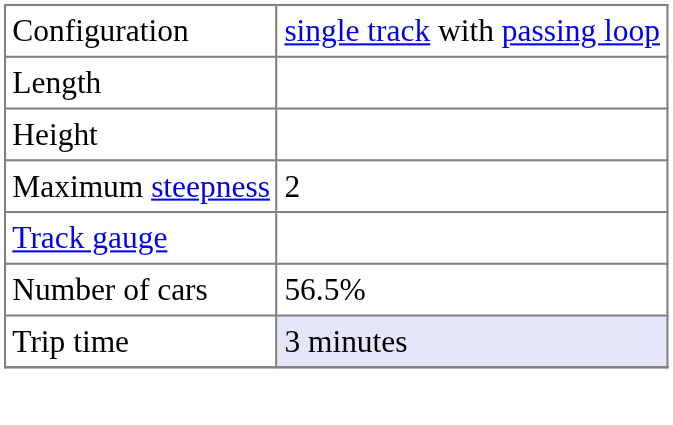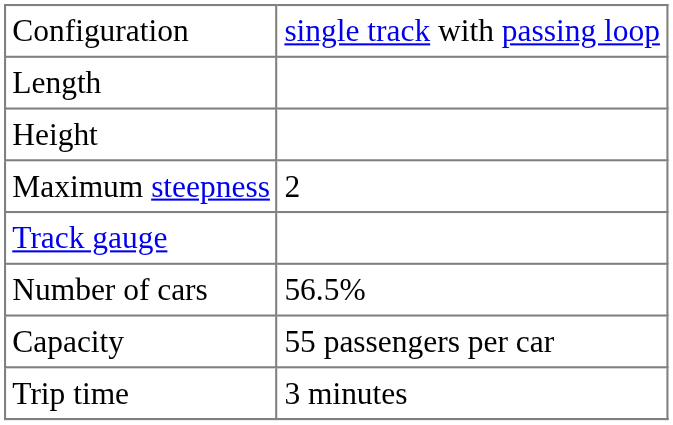+ row: (68, 340)
(346, 340) lavender background -> (346, 392) no background
